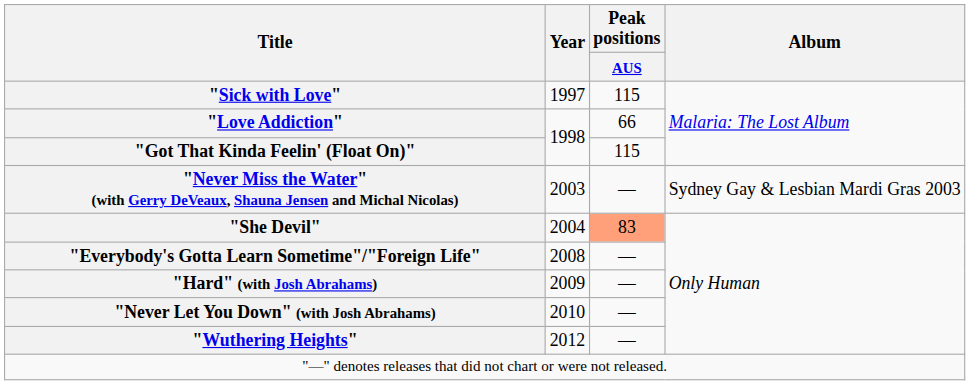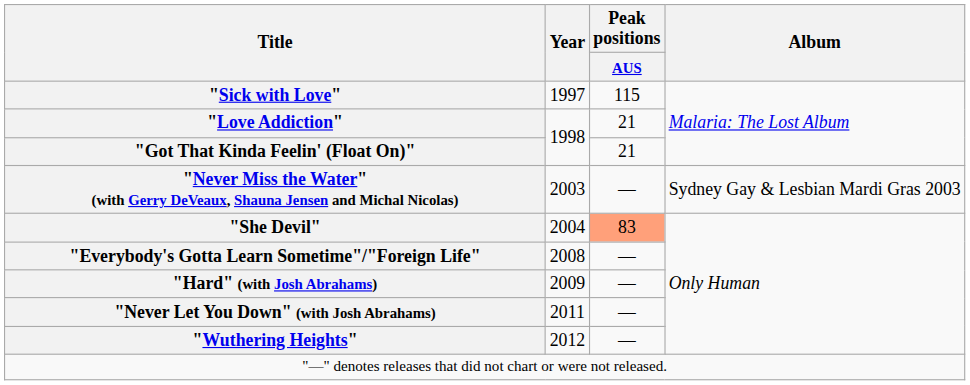(627, 123) 66 -> (627, 123) 21
(627, 151) 115 -> (627, 151) 21
(567, 312) 2010 -> (567, 312) 2011
